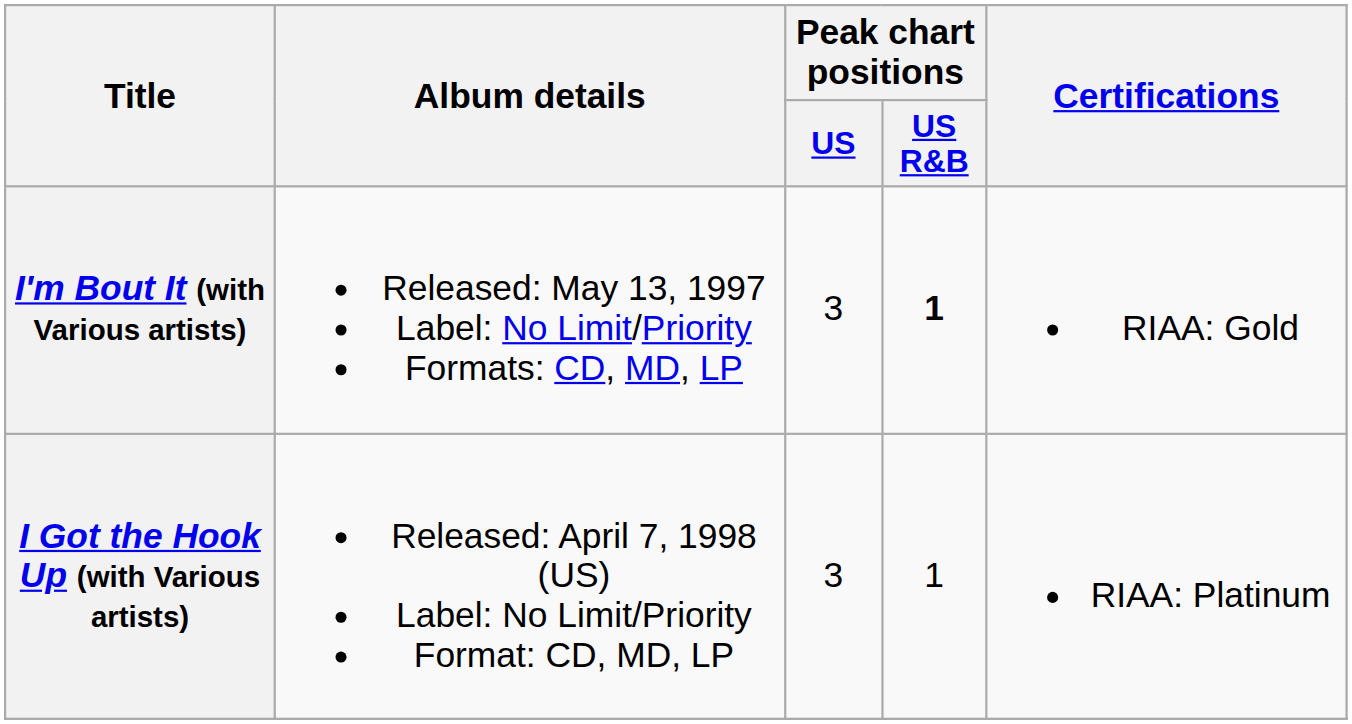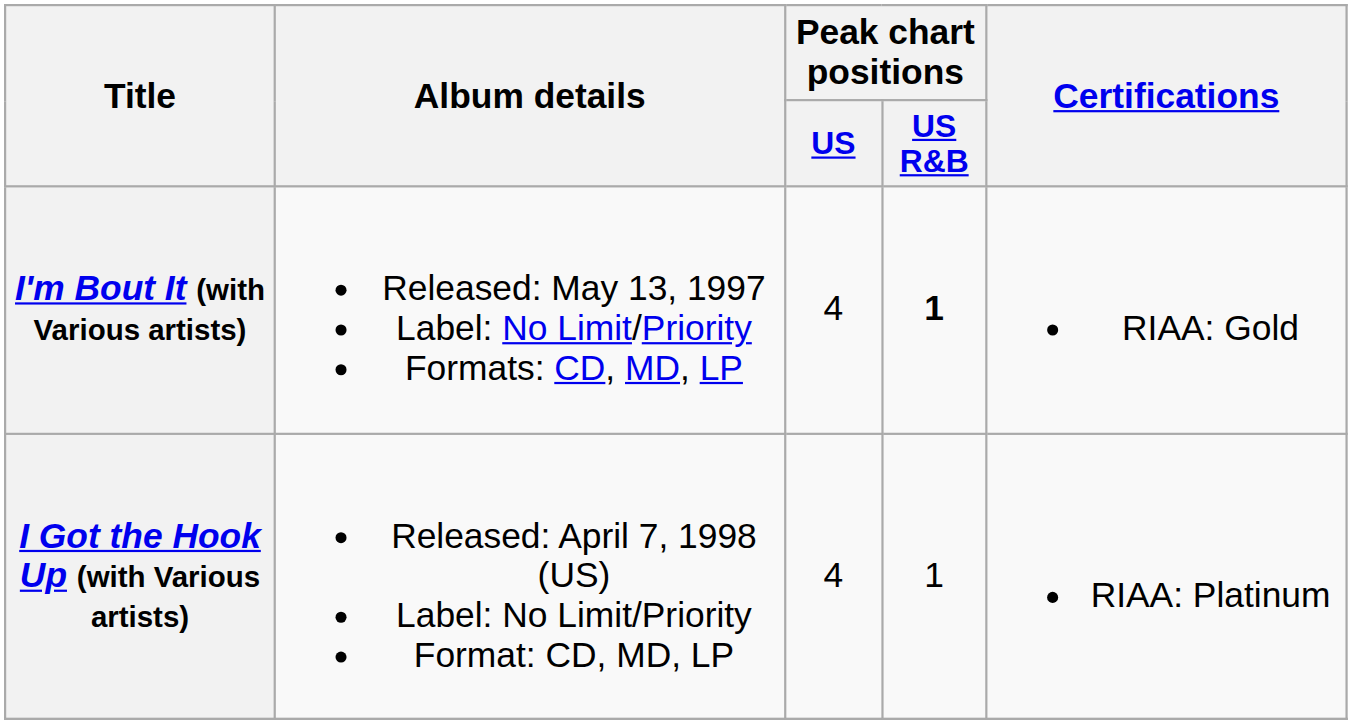(833, 309) 3 -> (833, 309) 4
(833, 575) 3 -> (833, 575) 4
